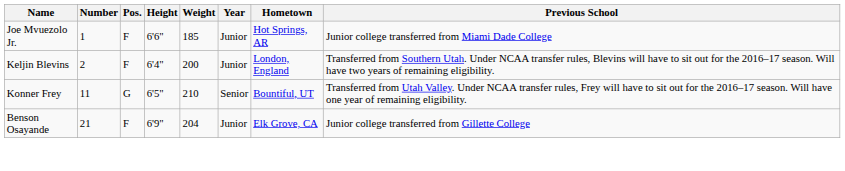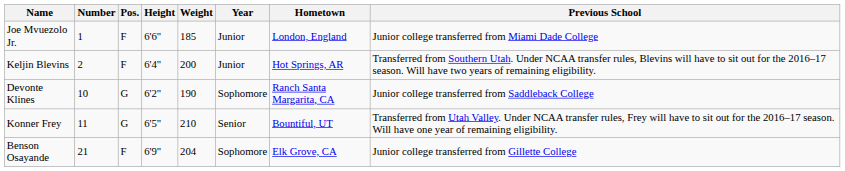(280, 36) Hot Springs, AR -> (309, 36) London, England
(271, 65) London, England -> (308, 65) Hot Springs, AR
+ row: (25, 94)
(234, 123) Junior -> (242, 152) Sophomore
